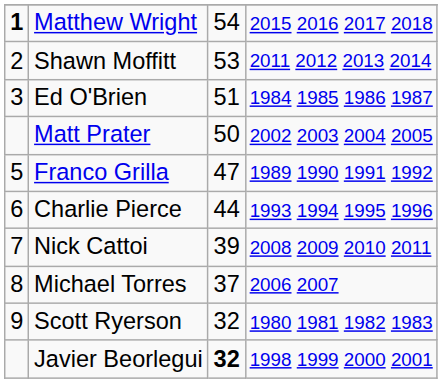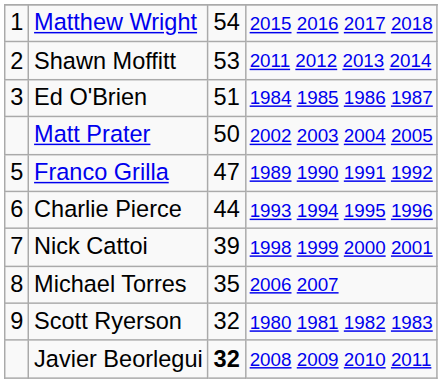(17, 23) bold -> (17, 23) normal
(341, 247) 2008 2009 2010 2011 -> (341, 247) 1998 1999 2000 2001
(227, 284) 37 -> (227, 284) 35
(341, 359) 1998 1999 2000 2001 -> (341, 359) 2008 2009 2010 2011
